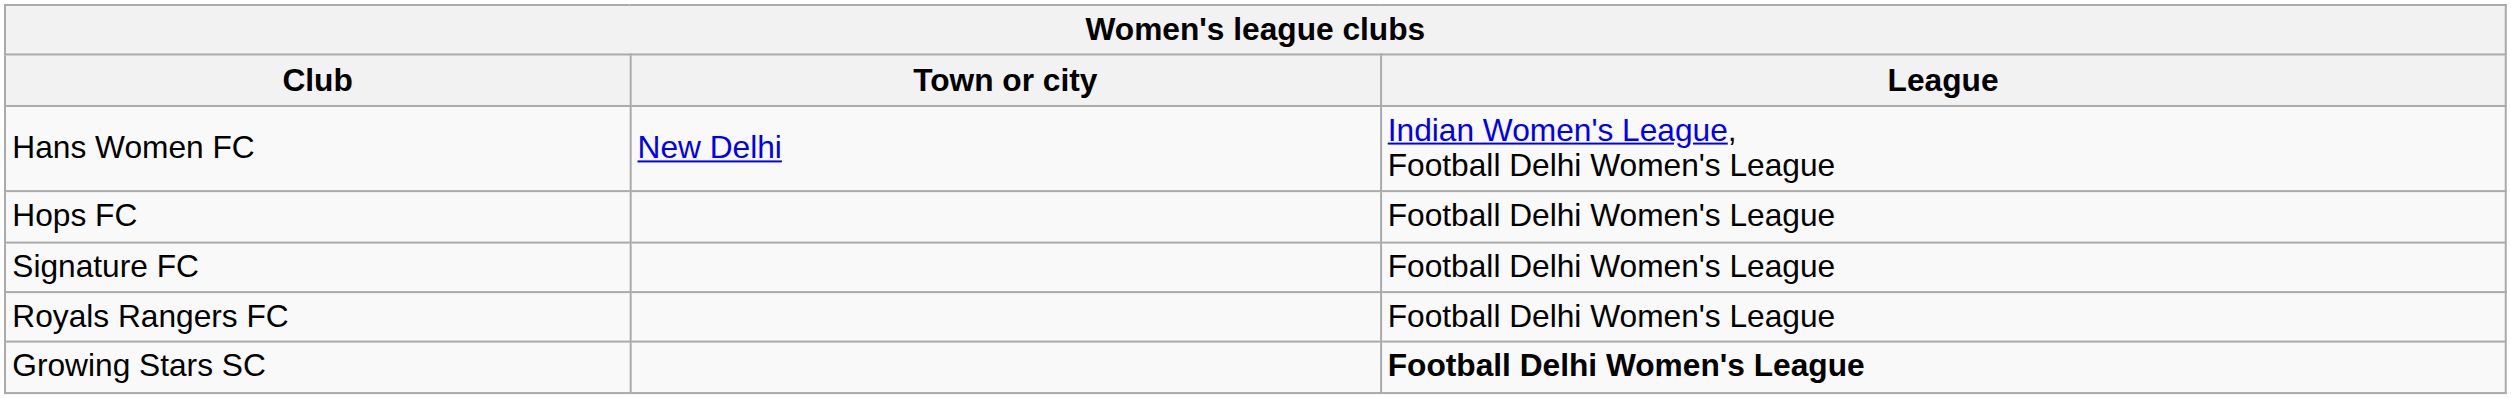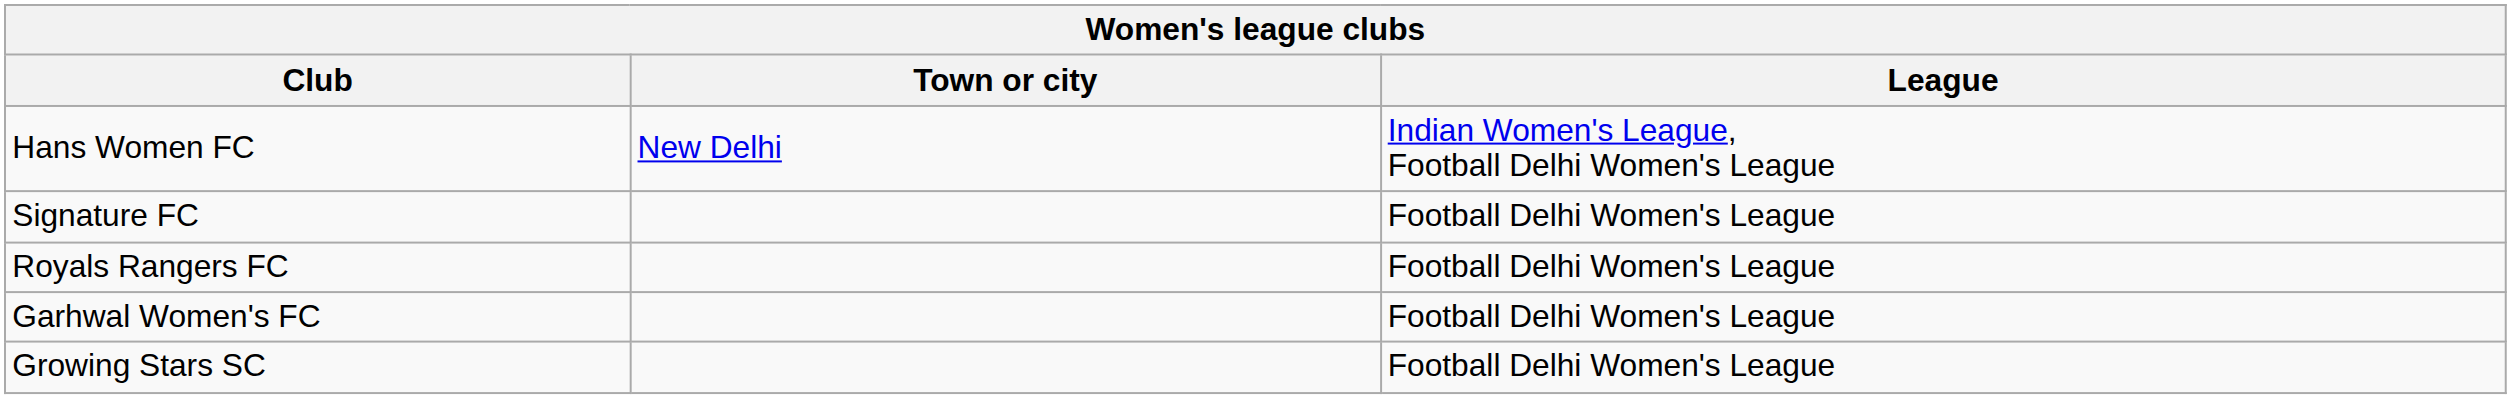- row: (75, 215)
+ row: (166, 316)
(1626, 366) bold -> (1611, 366) normal
